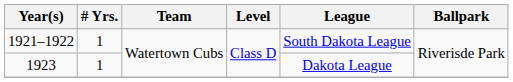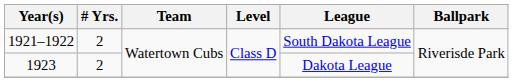(100, 41) 1 -> (100, 41) 2
(100, 65) 1 -> (100, 65) 2
